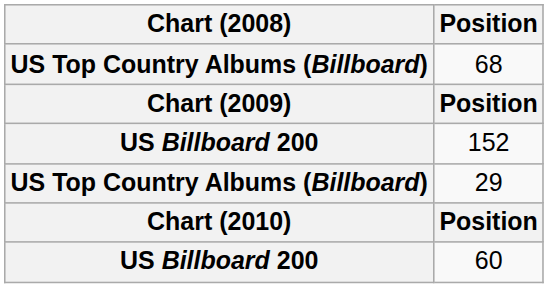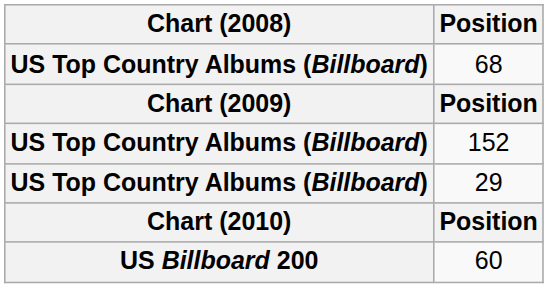(219, 143) US Billboard 200 -> (219, 143) US Top Country Albums (Billboard)
